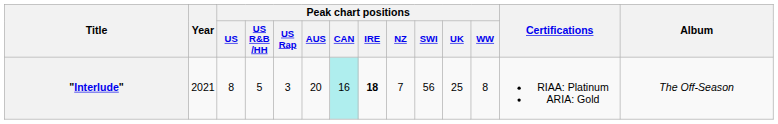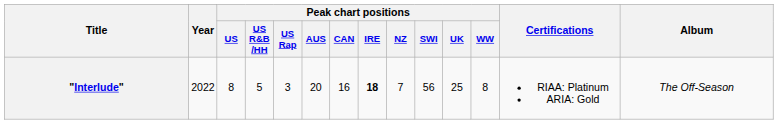(203, 88) 2021 -> (203, 88) 2022
(344, 88) paleturquoise background -> (344, 88) no background
